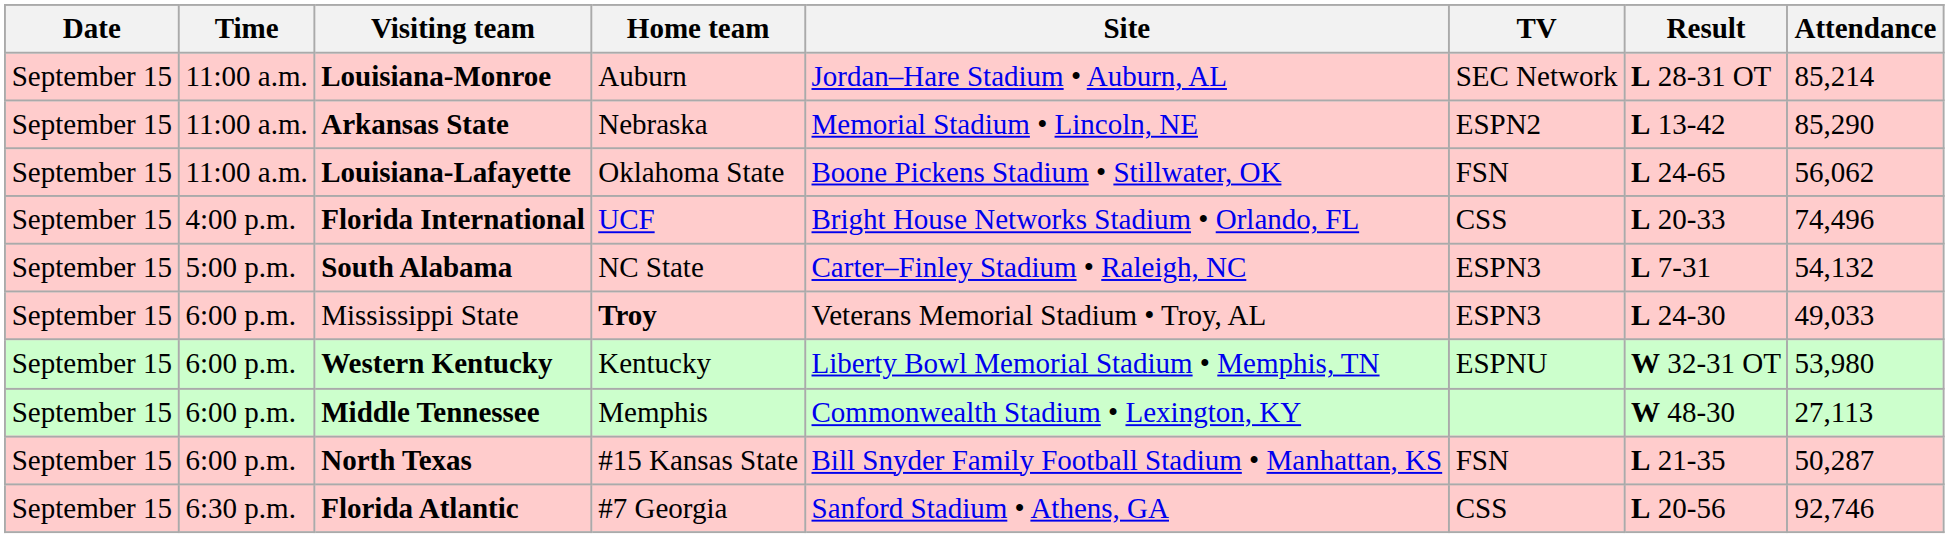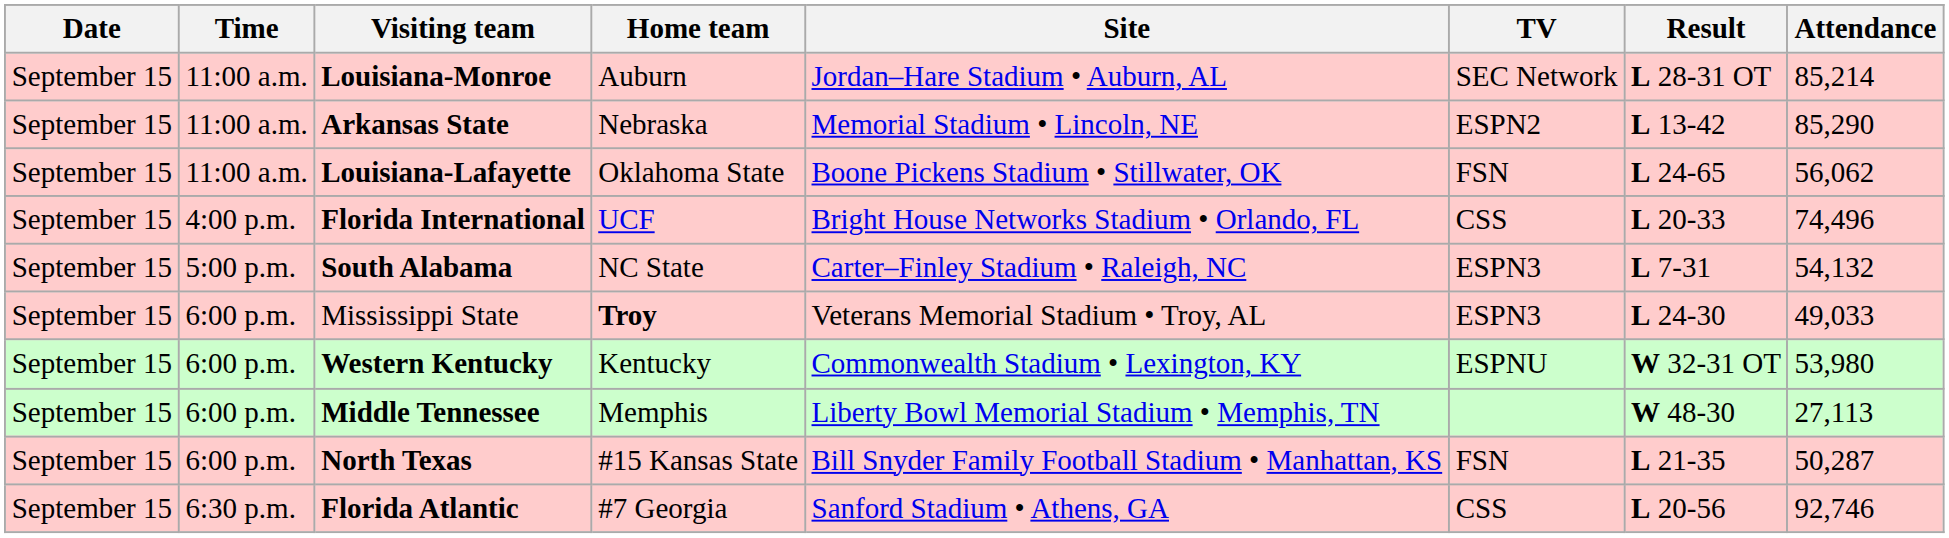(1096, 363) Liberty Bowl Memorial Stadium • Memphis, TN -> (1056, 363) Commonwealth Stadium • Lexington, KY
(1056, 411) Commonwealth Stadium • Lexington, KY -> (1096, 411) Liberty Bowl Memorial Stadium • Memphis, TN
